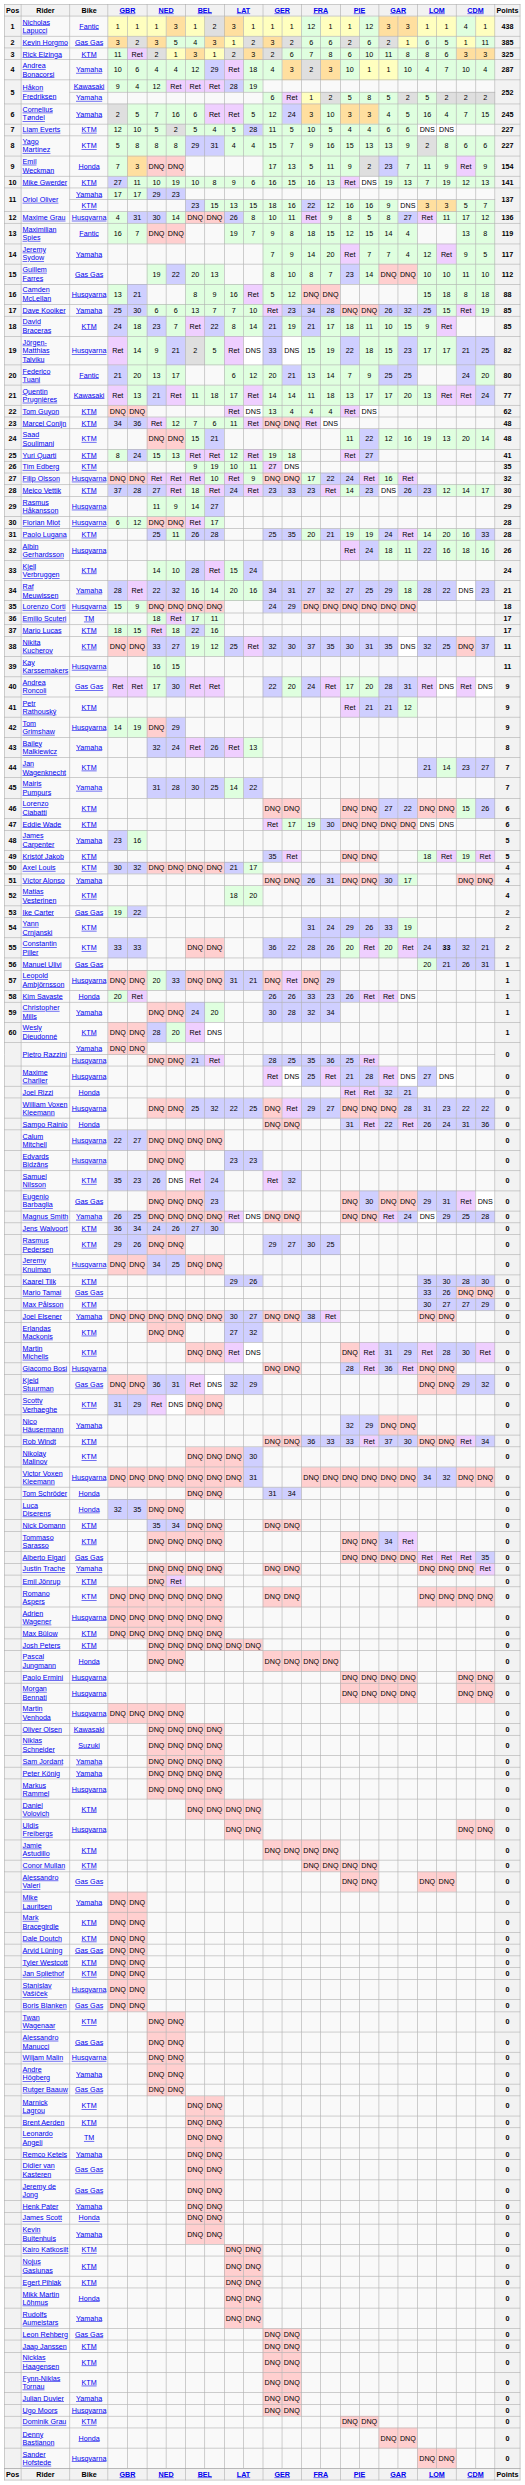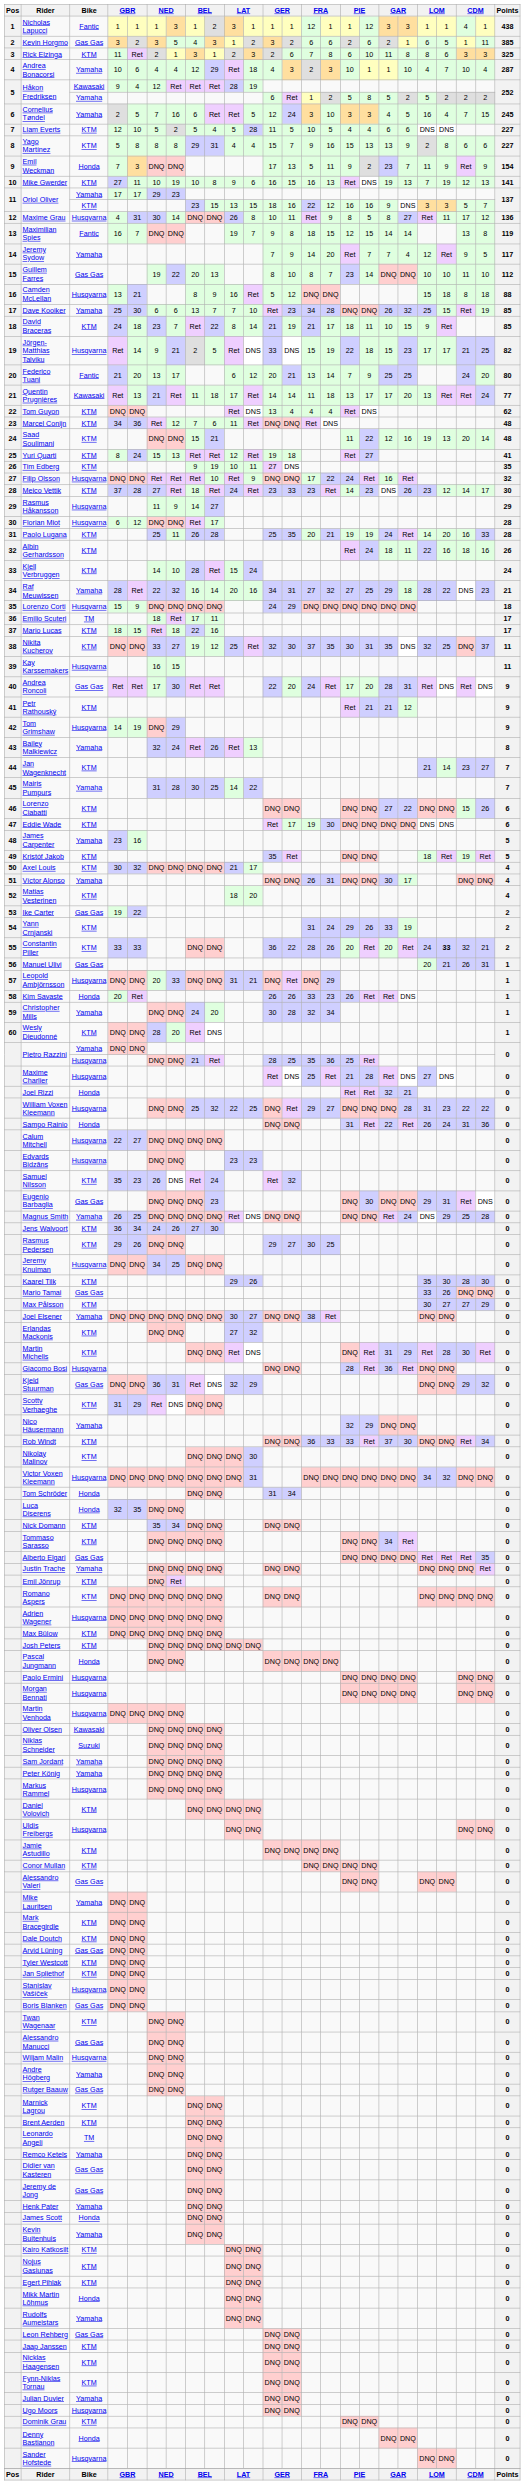(408, 233) 4 -> (408, 233) 14
(89, 550) Husqvarna -> (89, 550) KTM
